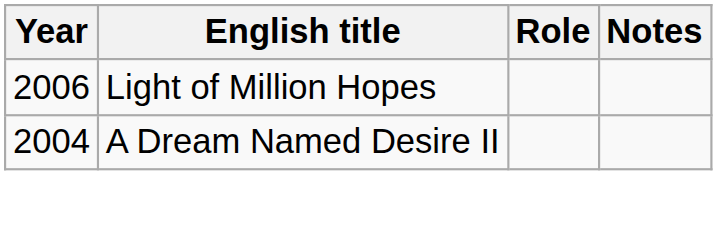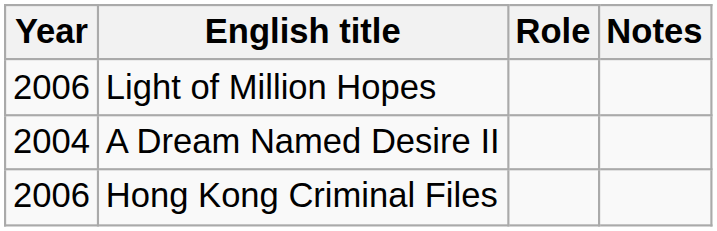+ row: (302, 196)
